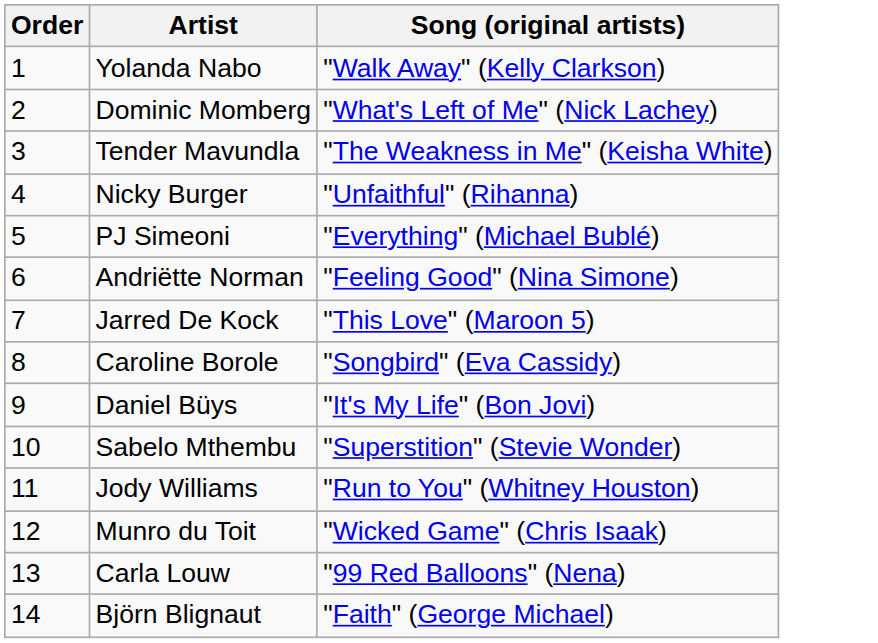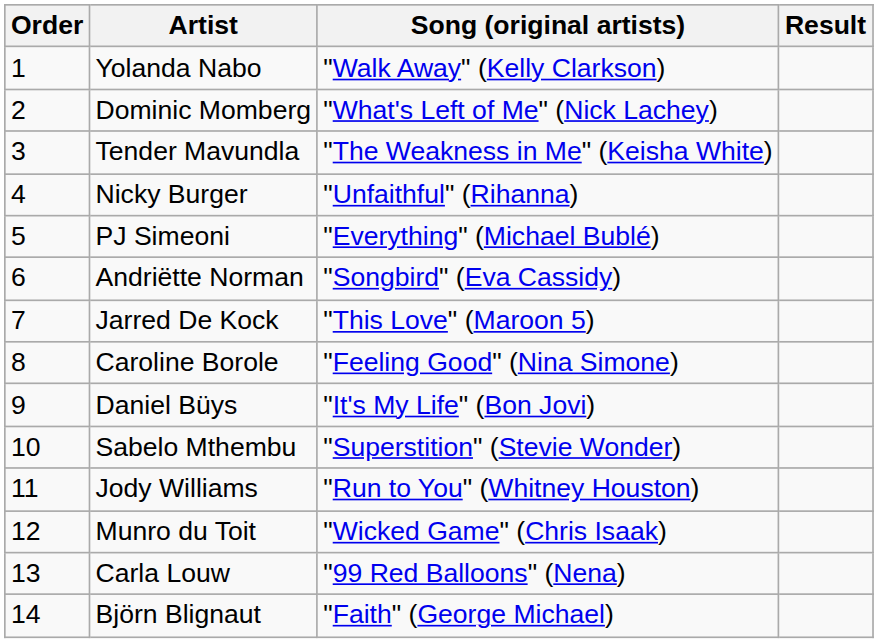+ column: (826, 25)
(501, 278) "Feeling Good" (Nina Simone) -> (472, 278) "Songbird" (Eva Cassidy)
(472, 362) "Songbird" (Eva Cassidy) -> (501, 362) "Feeling Good" (Nina Simone)
